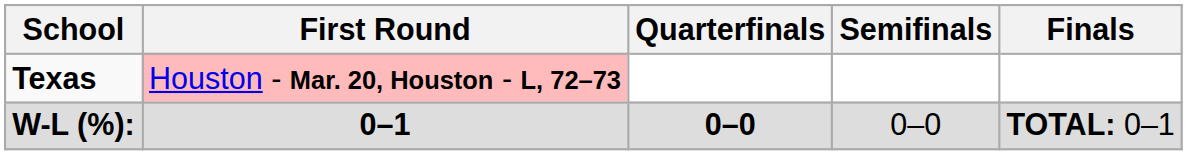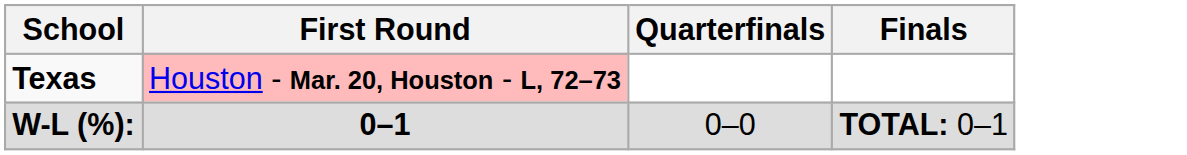- column: (916, 30)
(730, 126) bold -> (730, 126) normal
